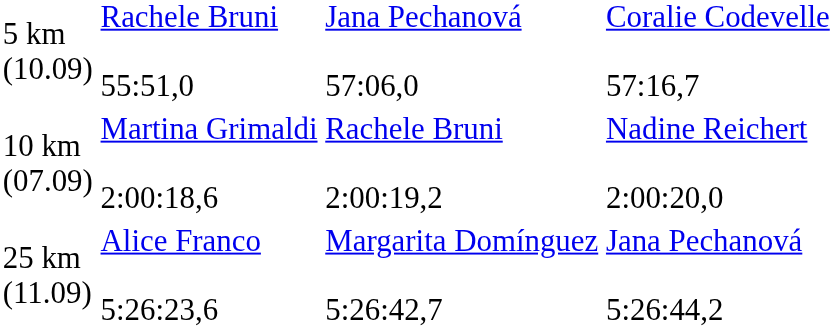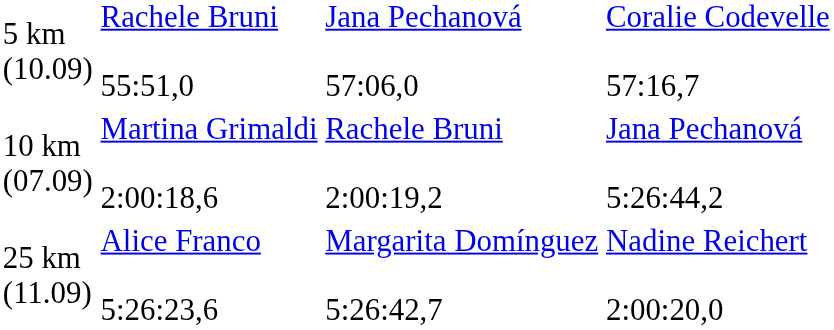(707, 163) Nadine Reichert 2:00:20,0 -> (704, 163) Jana Pechanová 5:26:44,2
(704, 275) Jana Pechanová 5:26:44,2 -> (707, 275) Nadine Reichert 2:00:20,0
